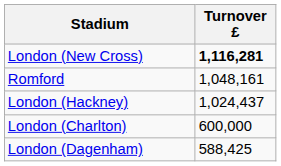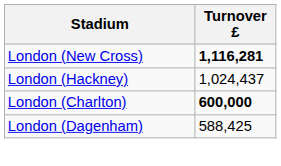- row: (36, 79)
(225, 126) normal -> (225, 102) bold
